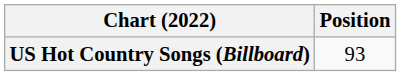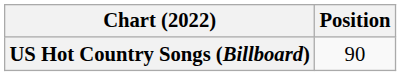(355, 53) 93 -> (355, 53) 90
